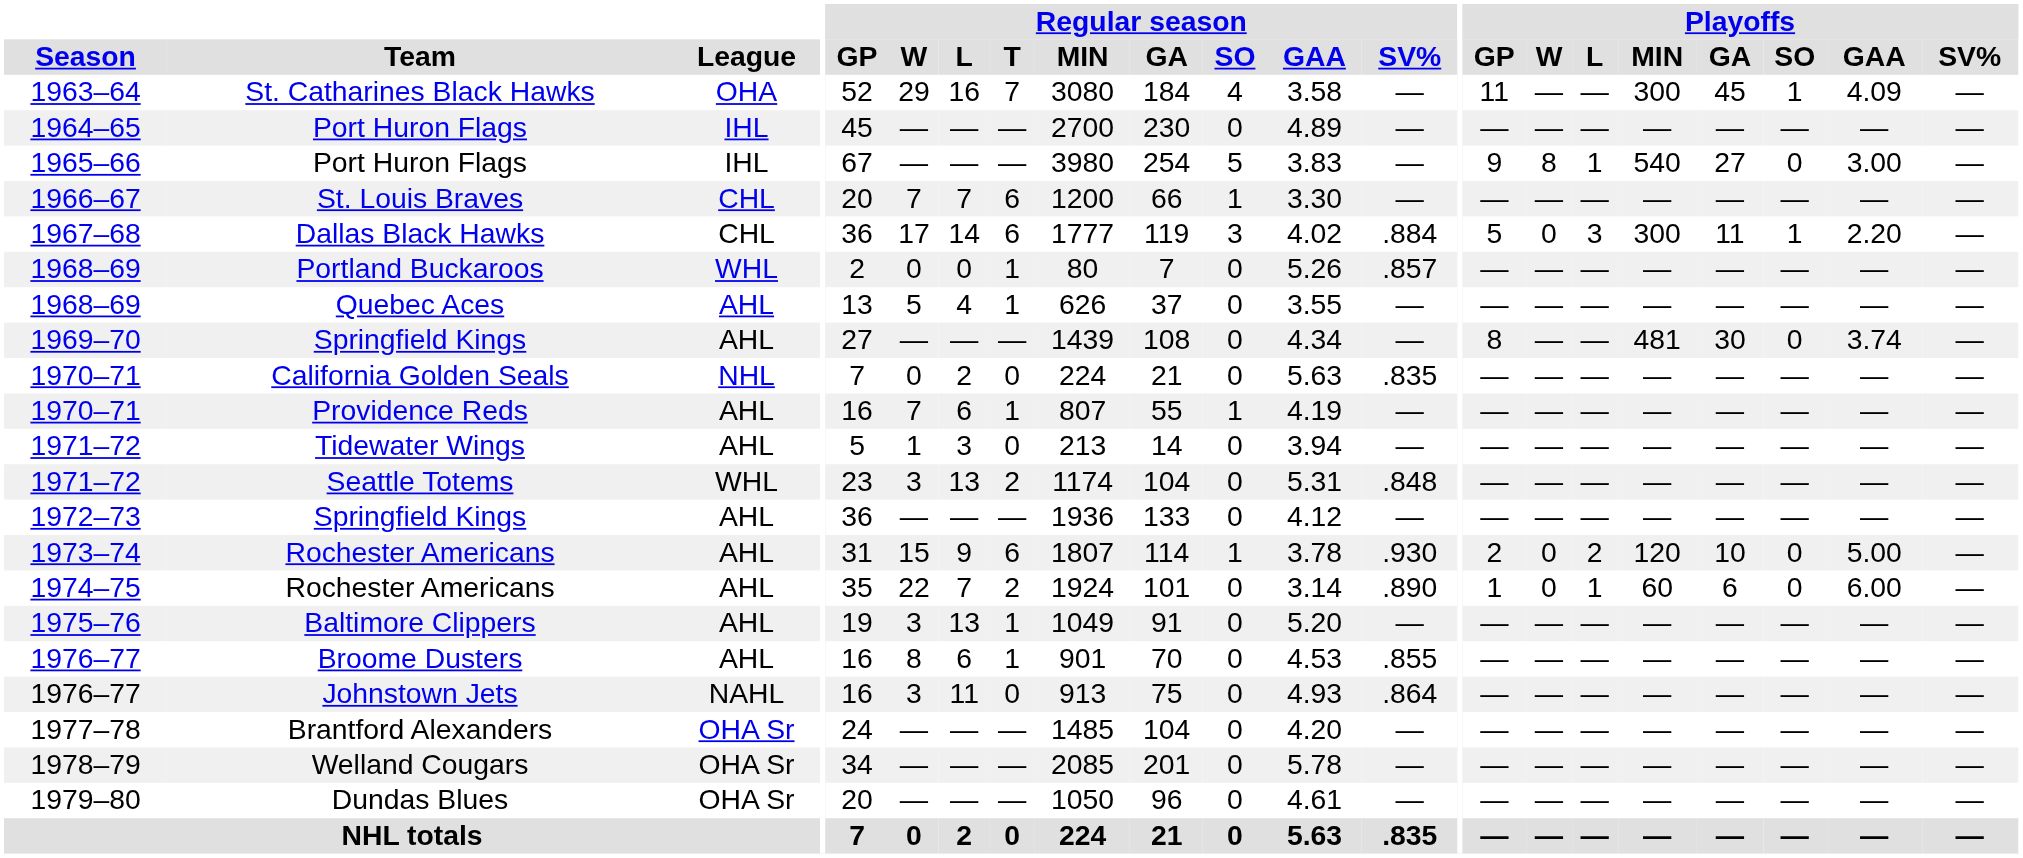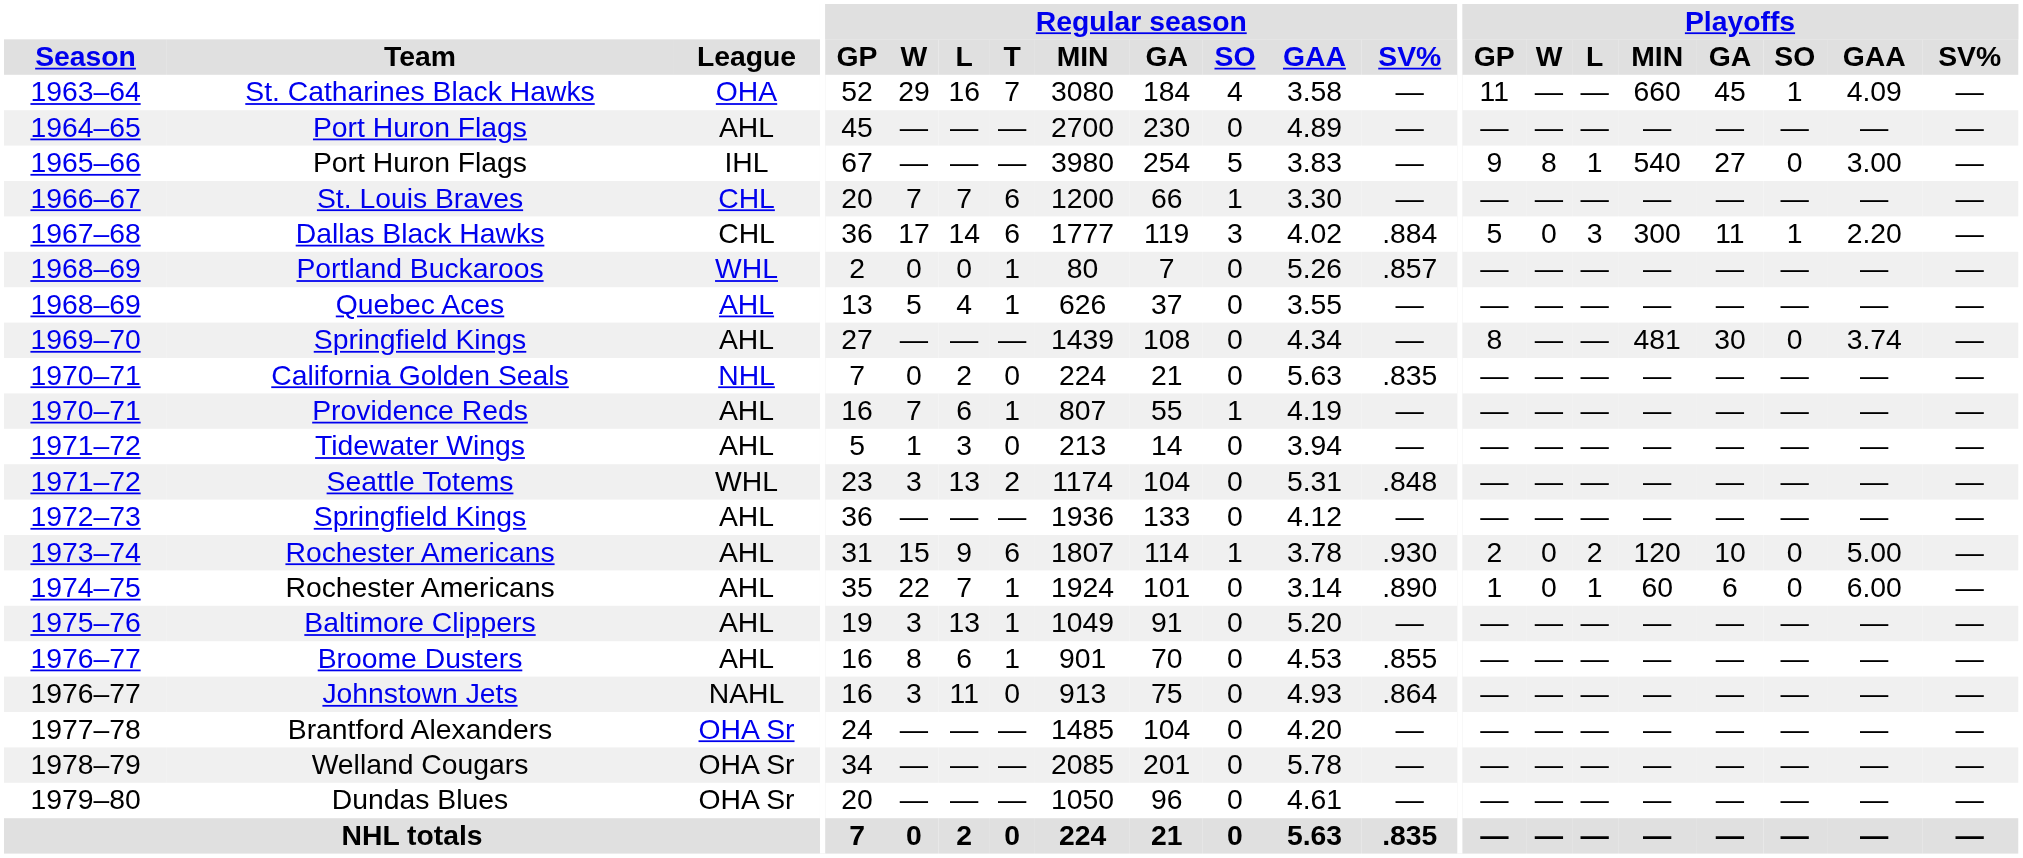(1657, 92) 300 -> (1657, 92) 660
(747, 127) IHL -> (747, 127) AHL
(1012, 587) 2 -> (1012, 587) 1
